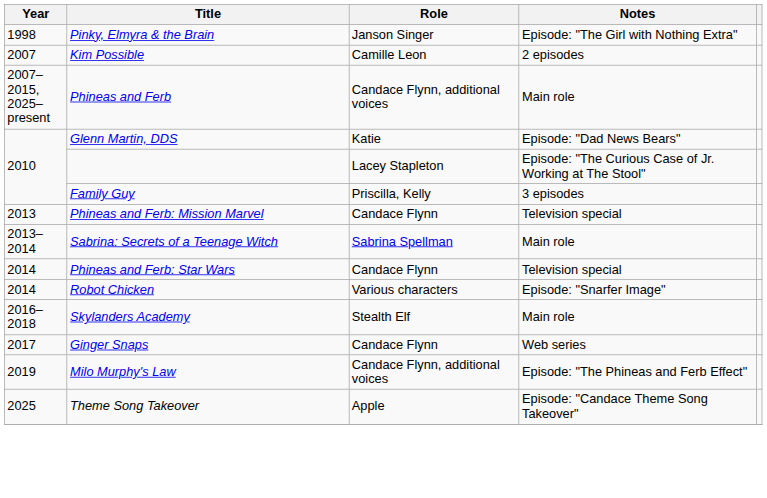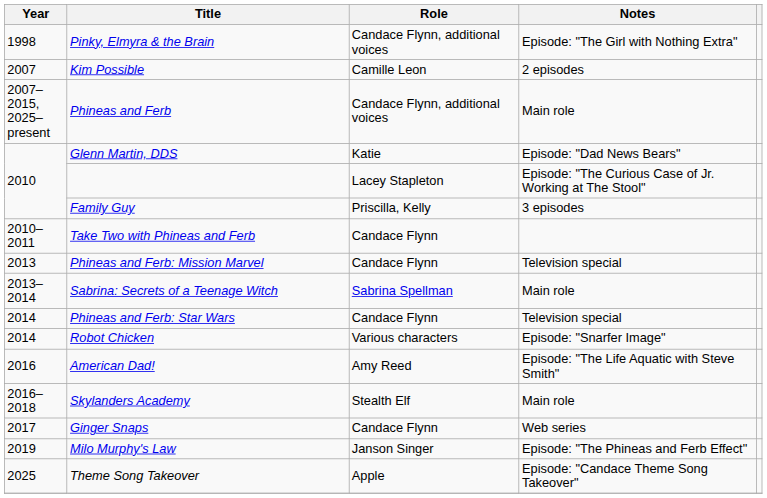(393, 34) Janson Singer -> (426, 42) Candace Flynn, additional voices
+ row: (25, 235)
+ row: (22, 366)
(426, 372) Candace Flynn, additional voices -> (393, 448) Janson Singer
